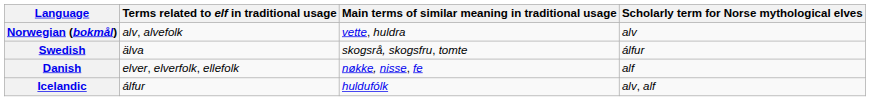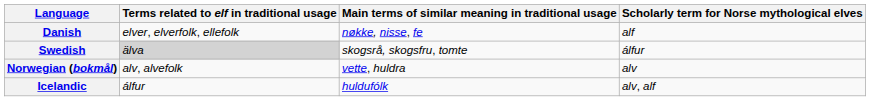rows swapped: (62, 68) <-> (62, 31)
(133, 50) no background -> (133, 50) lightgrey background
